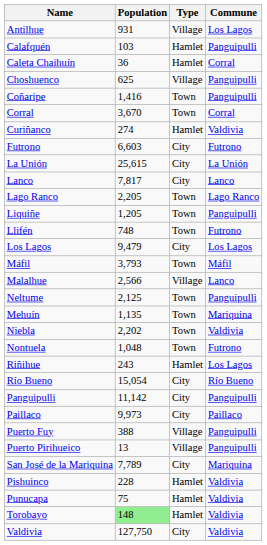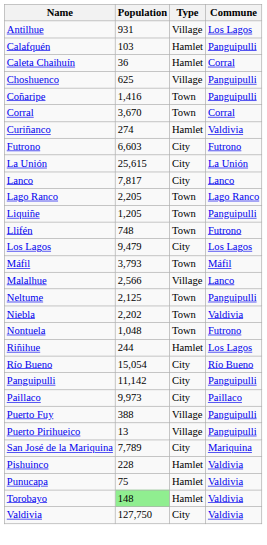- row: (23, 314)
(126, 364) 243 -> (126, 347) 244
